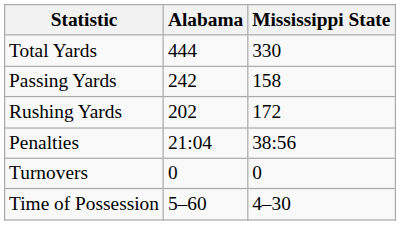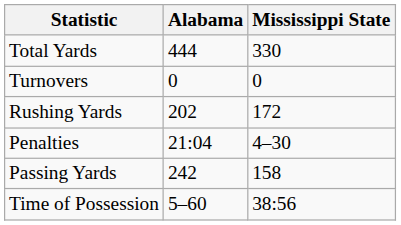rows swapped: (63, 81) <-> (49, 173)
(274, 142) 38:56 -> (271, 142) 4–30
(271, 204) 4–30 -> (274, 204) 38:56
